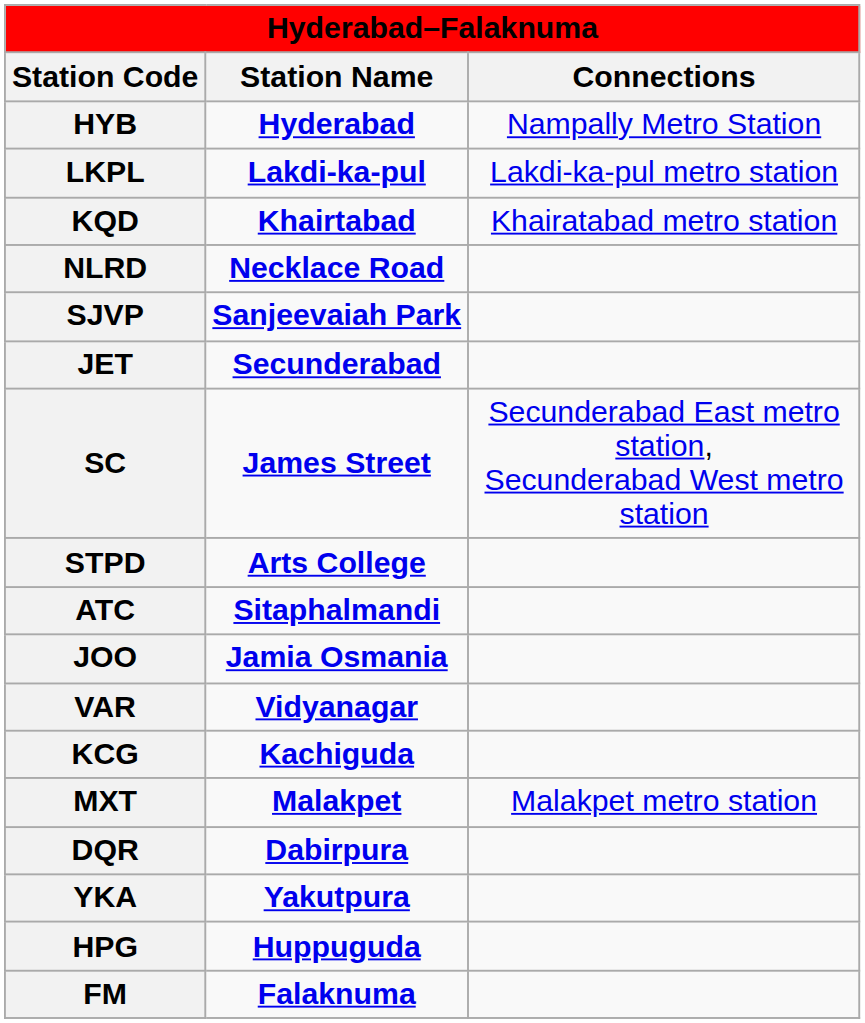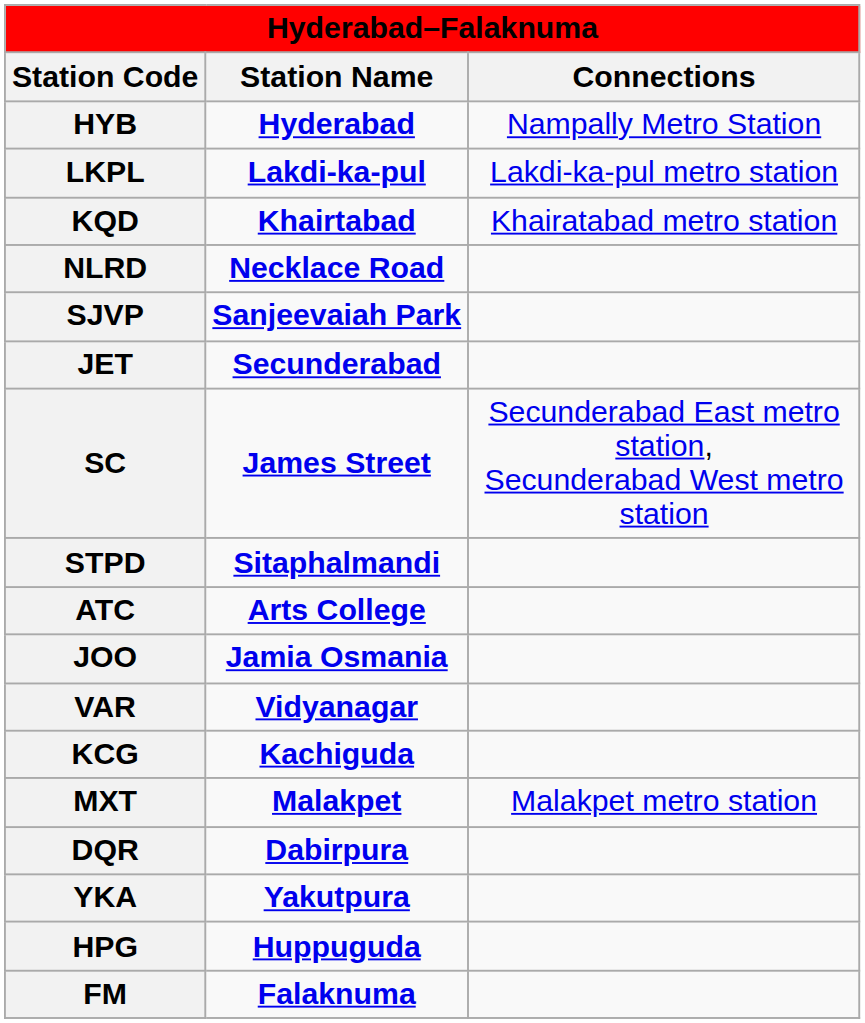(337, 562) Arts College -> (337, 562) Sitaphalmandi
(337, 610) Sitaphalmandi -> (337, 610) Arts College
